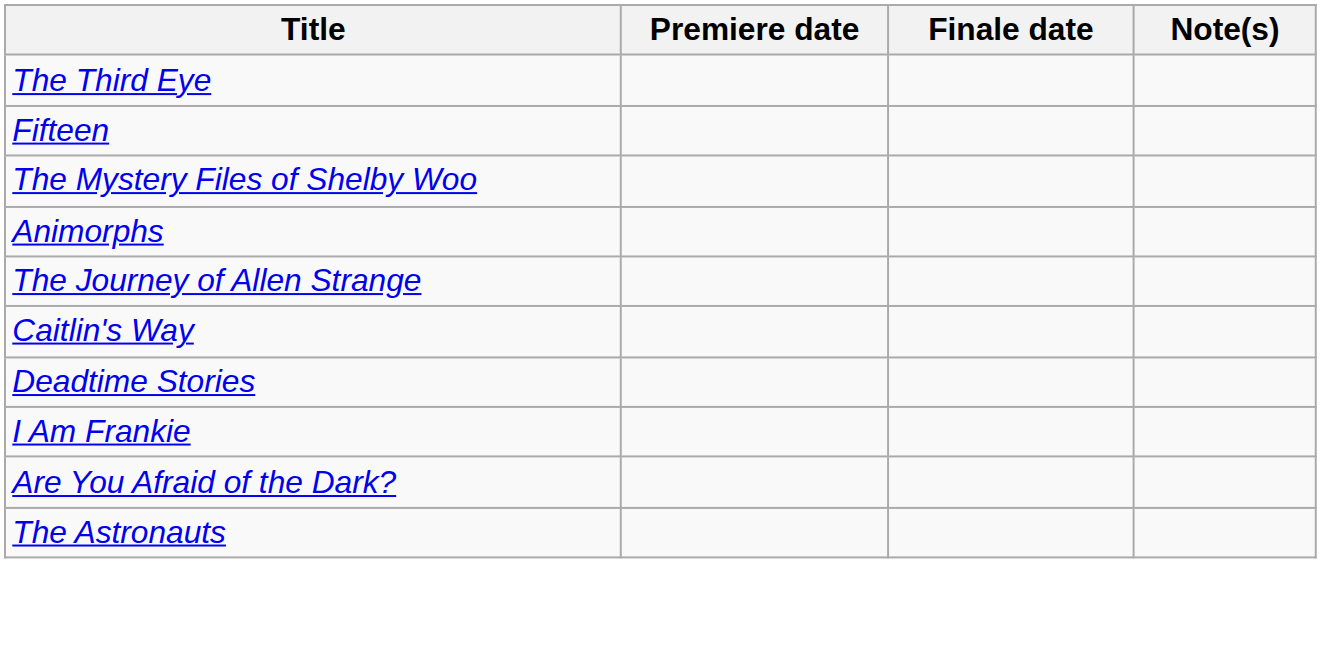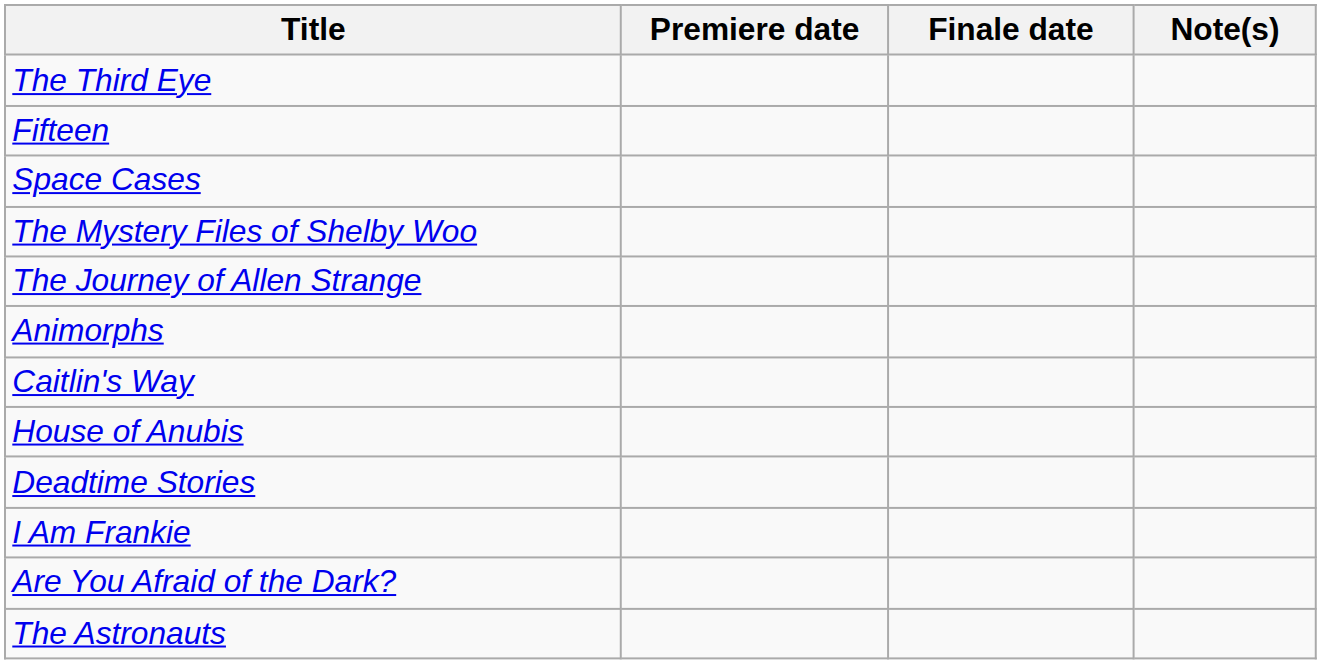+ row: (107, 180)
rows swapped: (217, 280) <-> (88, 230)
+ row: (128, 431)
